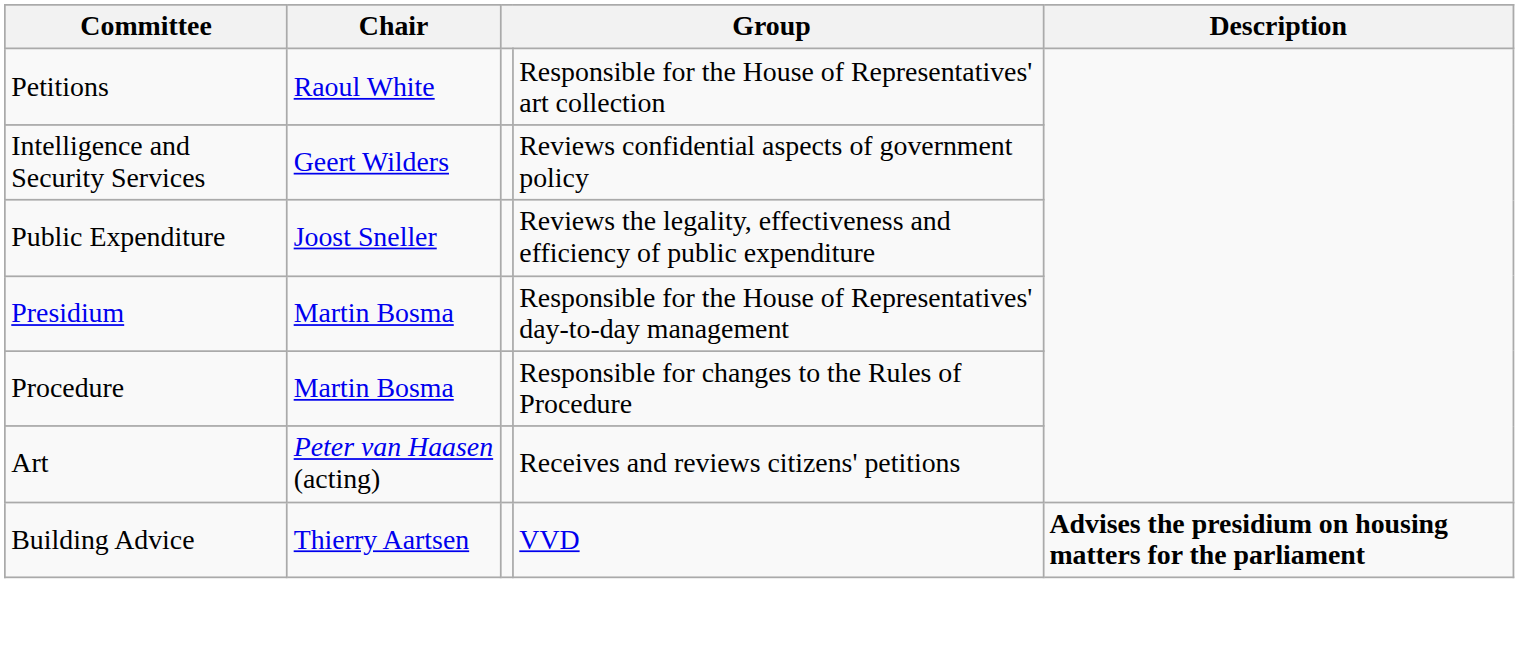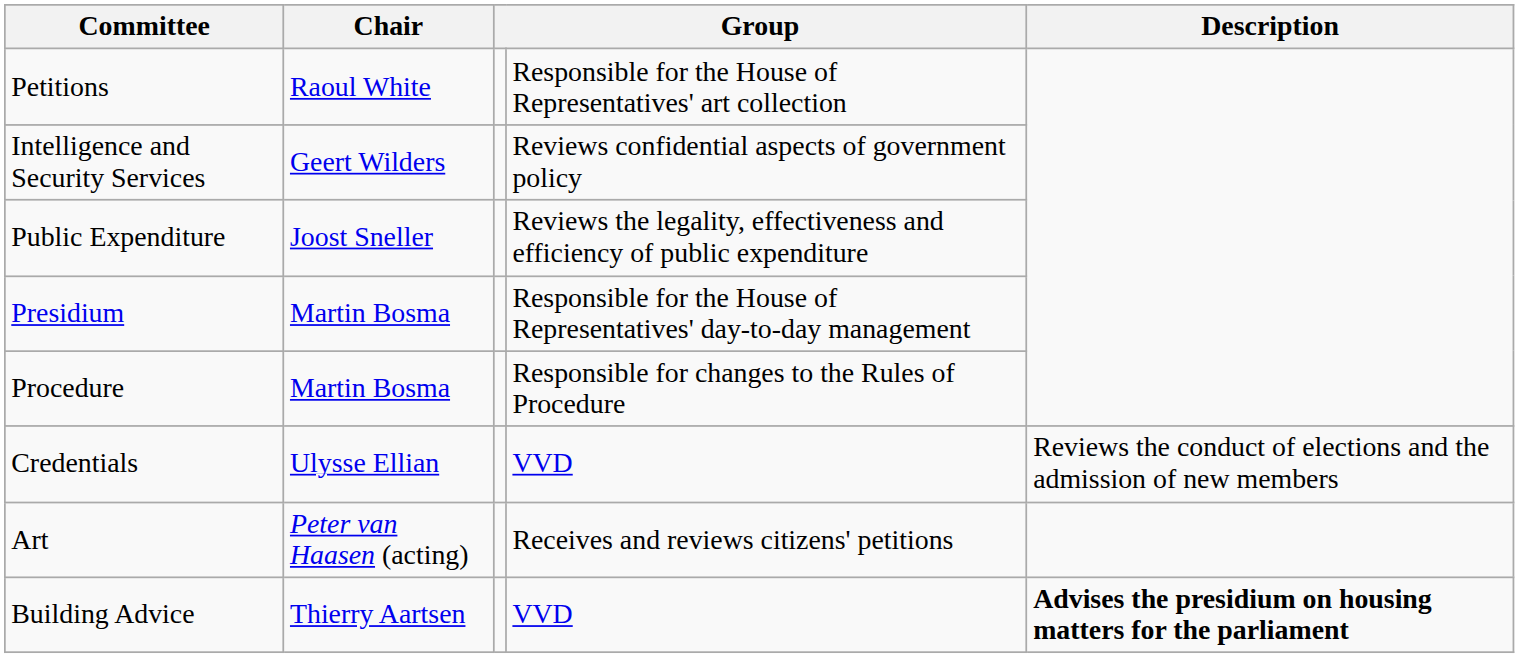+ row: (75, 463)
